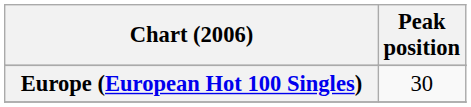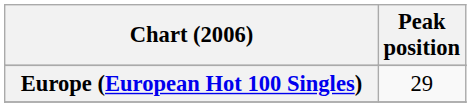(422, 83) 30 -> (422, 83) 29
